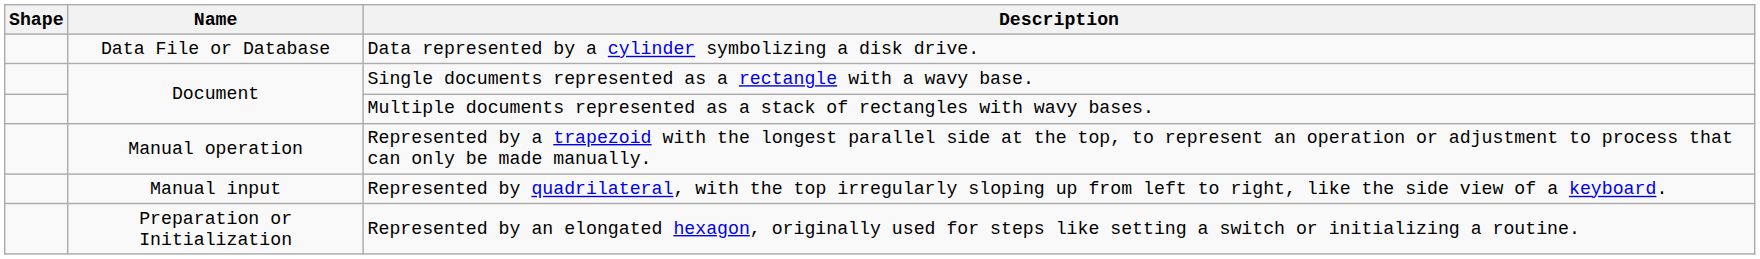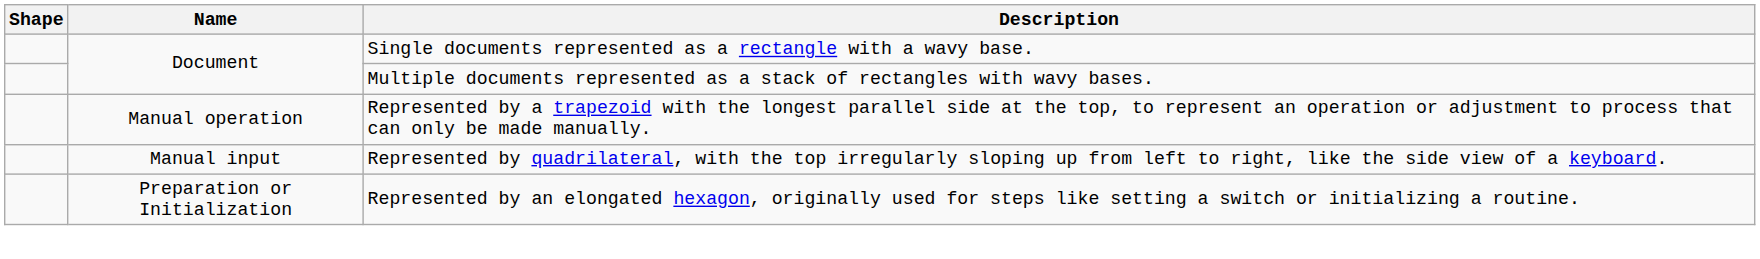- row: (673, 49)
